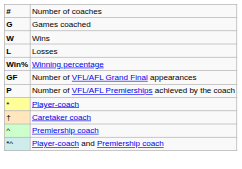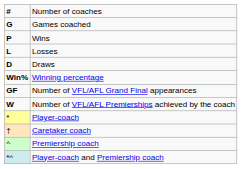(10, 37) W -> (9, 37) P
+ row: (43, 64)
(9, 90) P -> (10, 104) W
